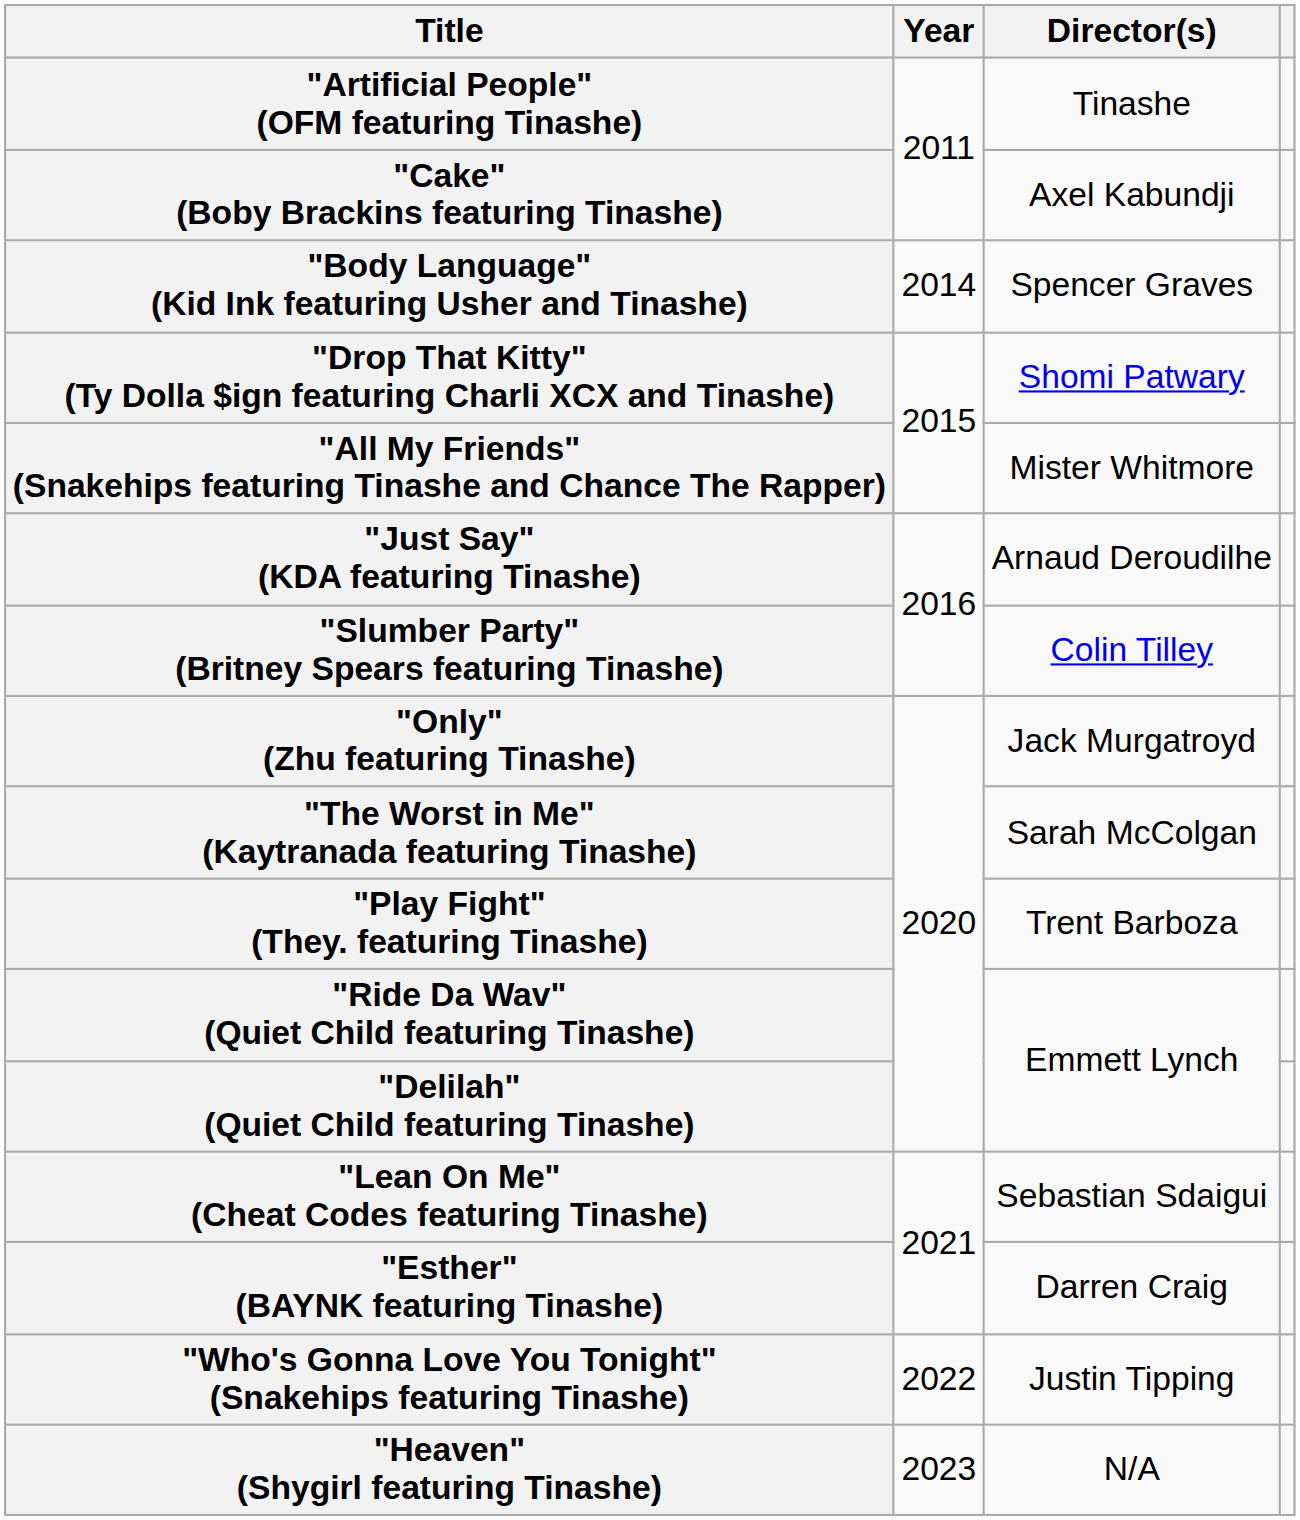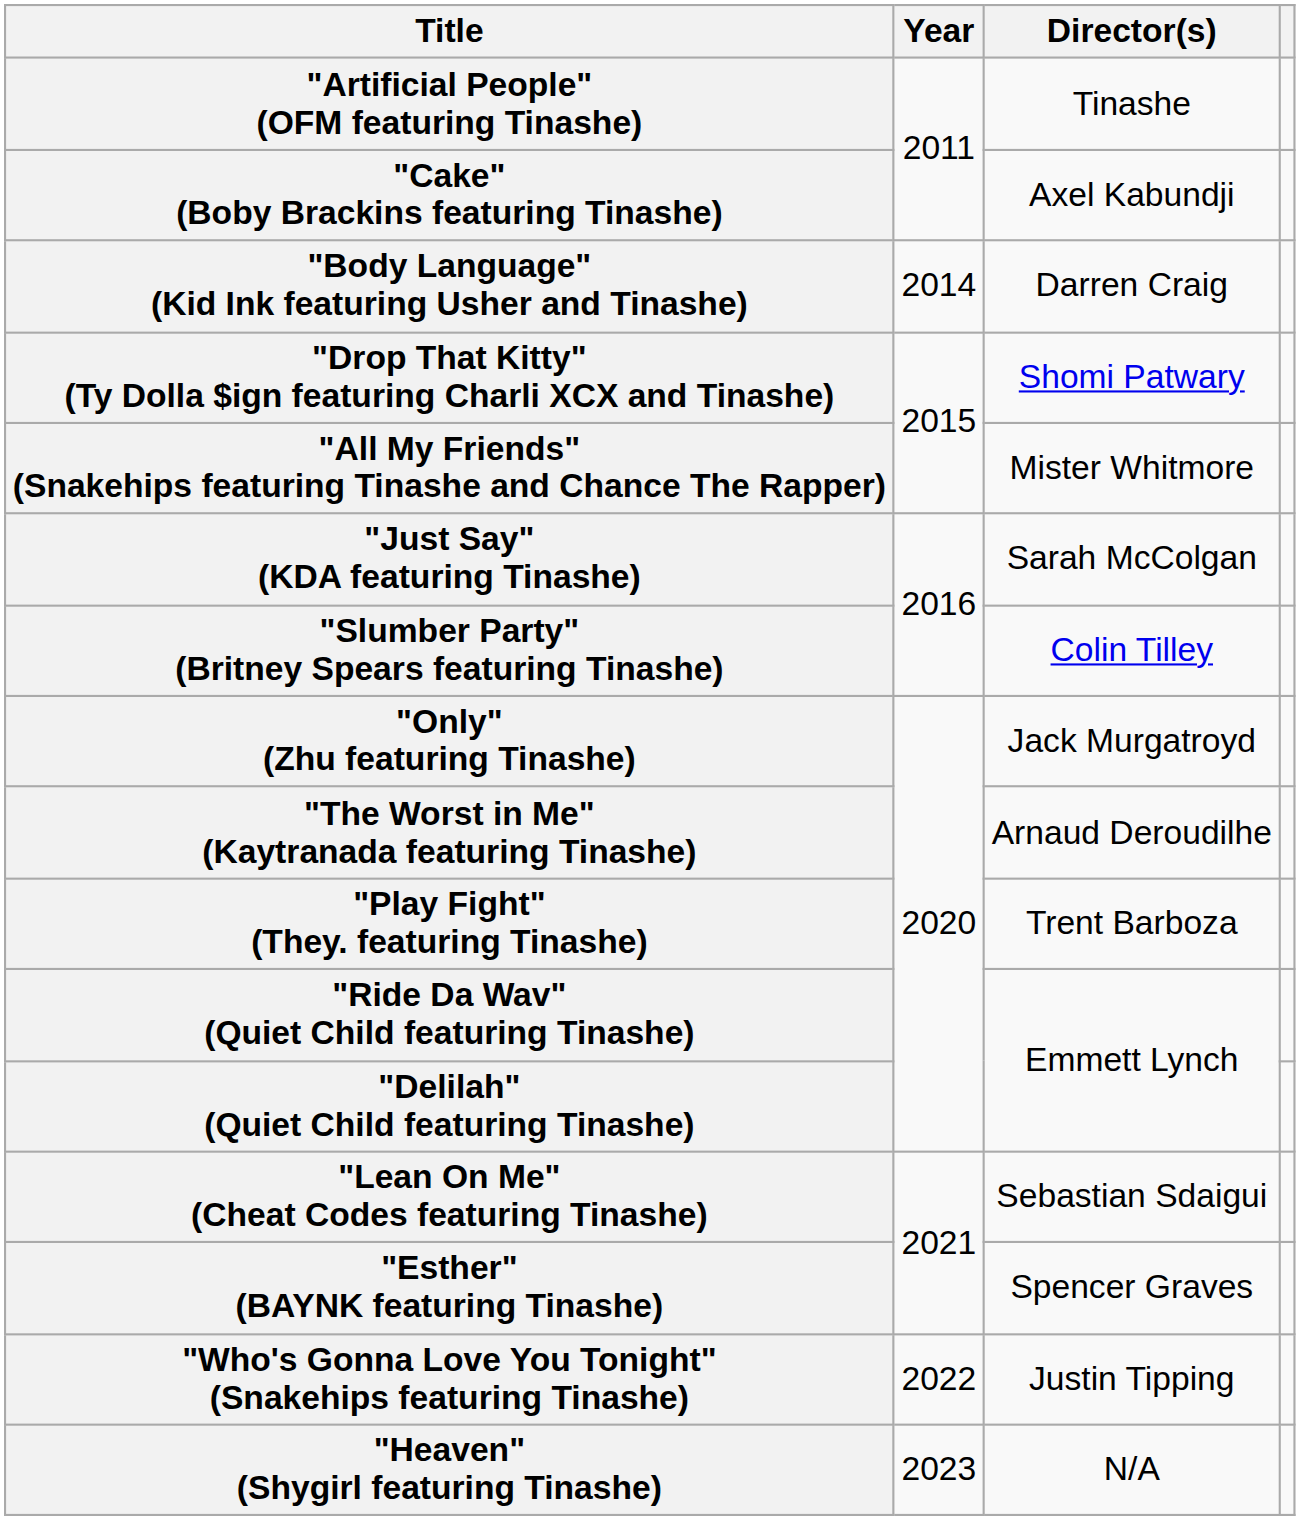(1132, 285) Spencer Graves -> (1132, 285) Darren Craig
(1132, 558) Arnaud Deroudilhe -> (1132, 558) Sarah McColgan
(1132, 832) Sarah McColgan -> (1132, 832) Arnaud Deroudilhe
(1132, 1287) Darren Craig -> (1132, 1287) Spencer Graves
